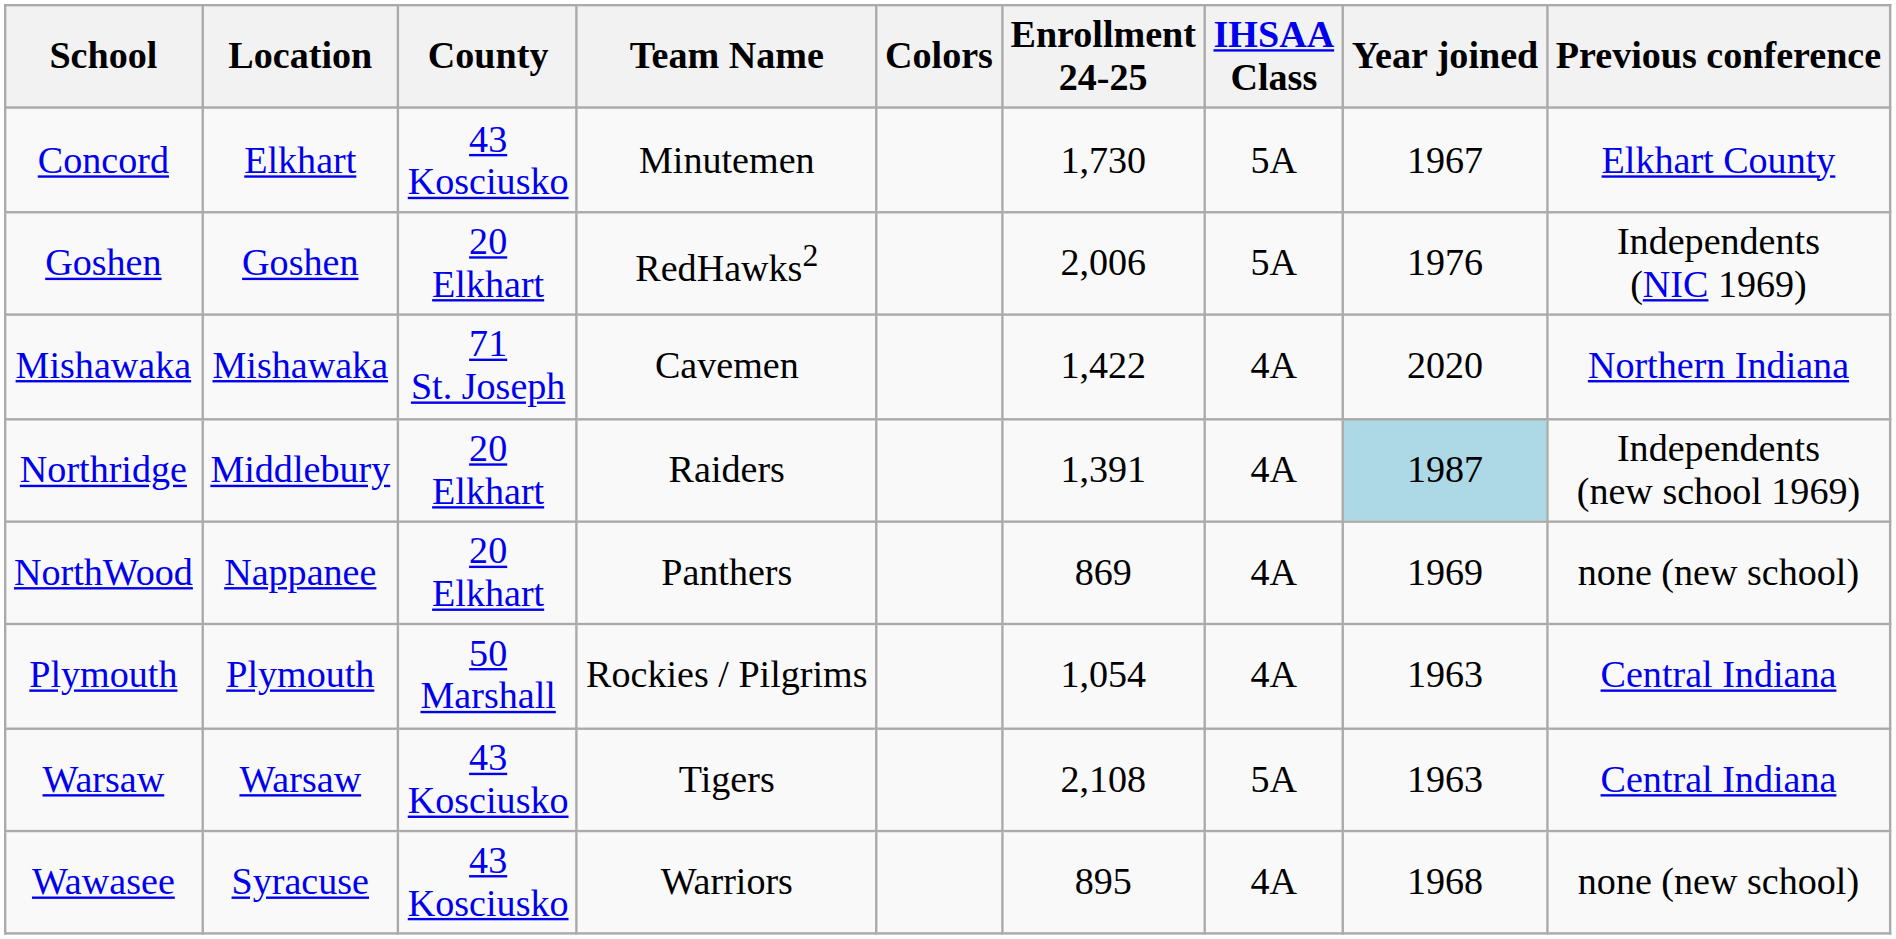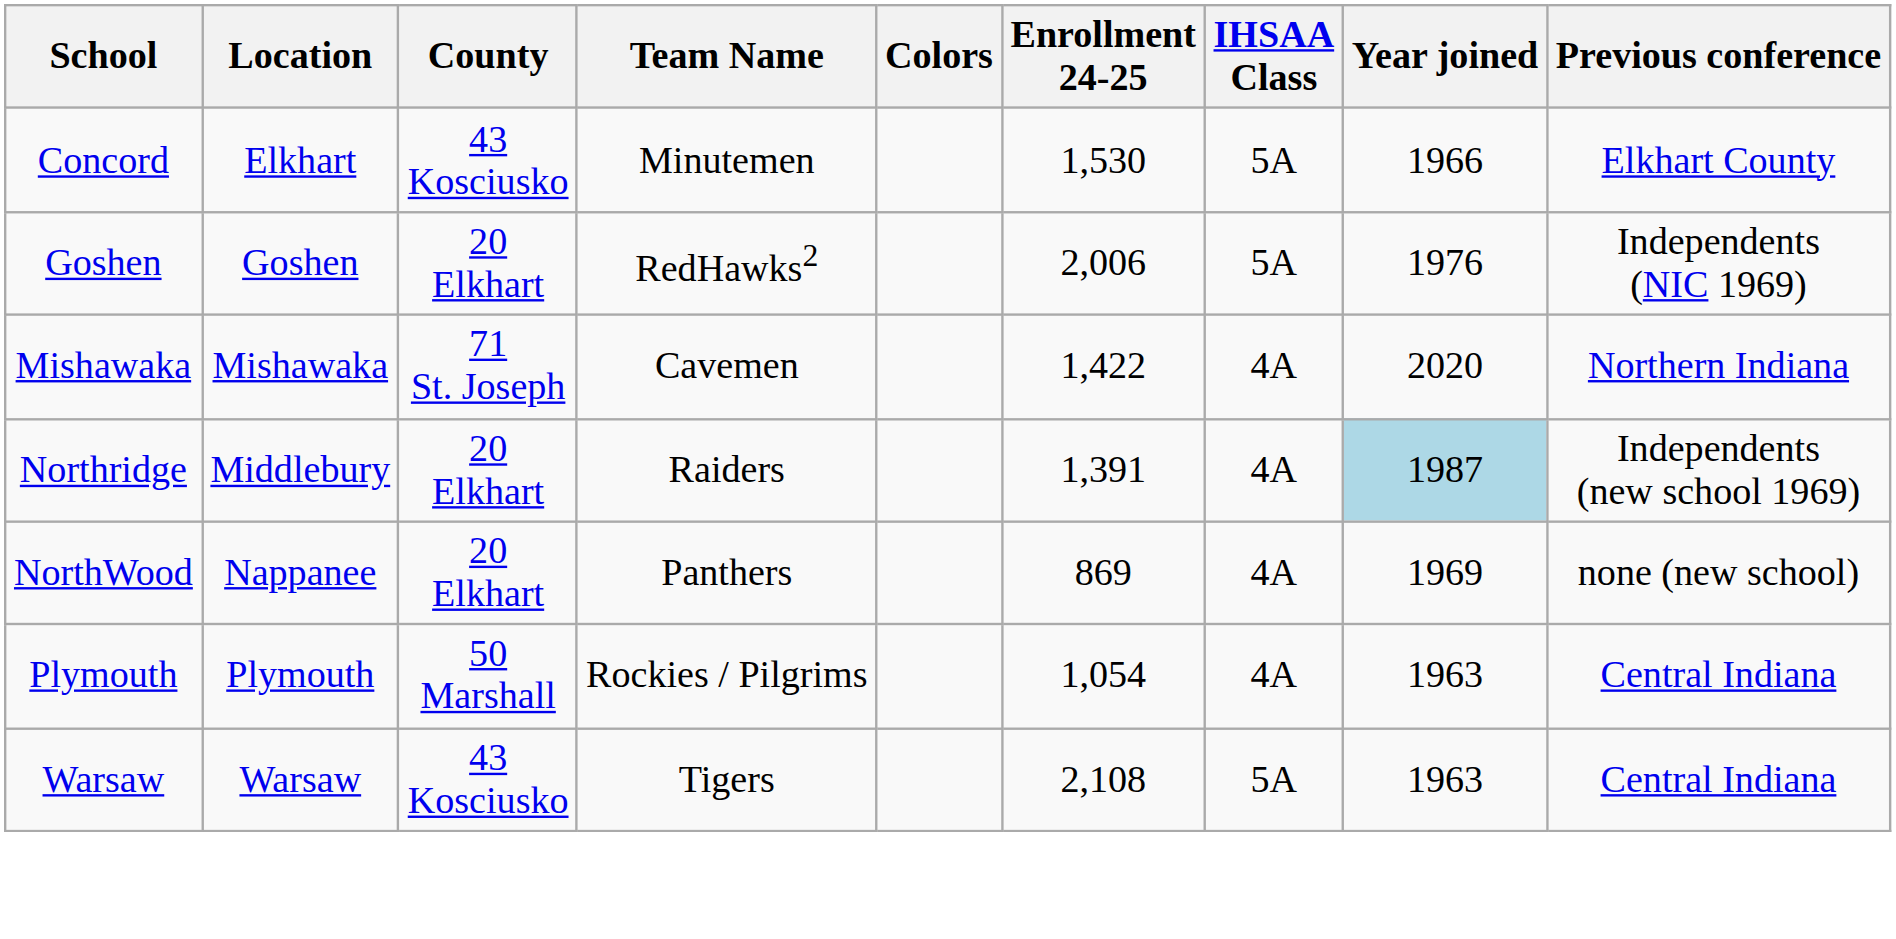(1103, 159) 1,730 -> (1103, 159) 1,530
(1445, 159) 1967 -> (1445, 159) 1966
- row: (103, 881)
